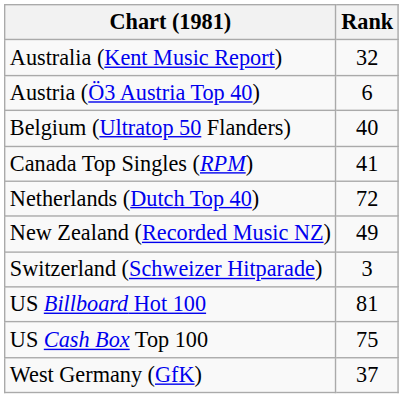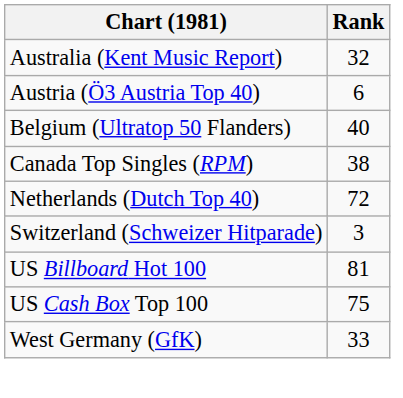(367, 163) 41 -> (358, 163) 38
- row: (170, 233)
(367, 374) 37 -> (358, 339) 33
